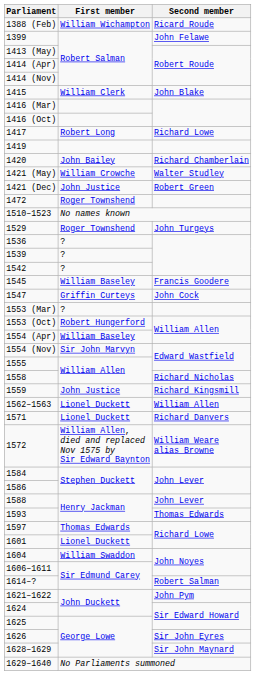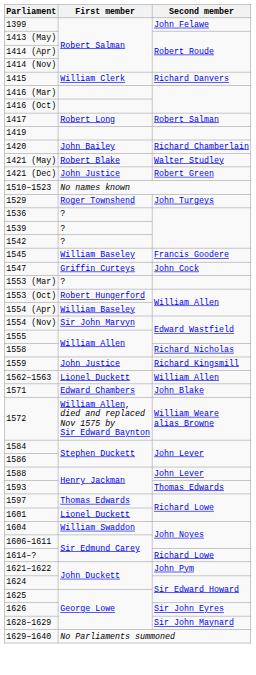- row: (31, 25)
(179, 92) John Blake -> (191, 79) Richard Danvers
(184, 133) Richard Lowe -> (186, 120) Robert Salman
(98, 174) William Crowche -> (90, 160) Robert Blake
- row: (16, 201)
(95, 418) Lionel Duckett -> (98, 391) Edward Chambers
(191, 418) Richard Danvers -> (179, 391) John Blake
(186, 582) Robert Salman -> (184, 555) Richard Lowe
